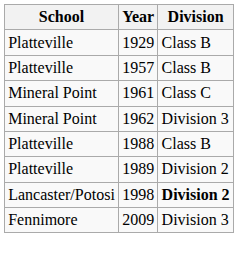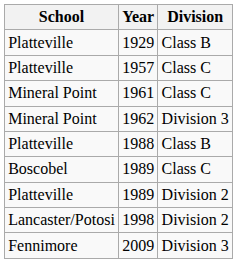(186, 67) Class B -> (186, 67) Class C
+ row: (38, 169)
(196, 194) bold -> (195, 220) normal
